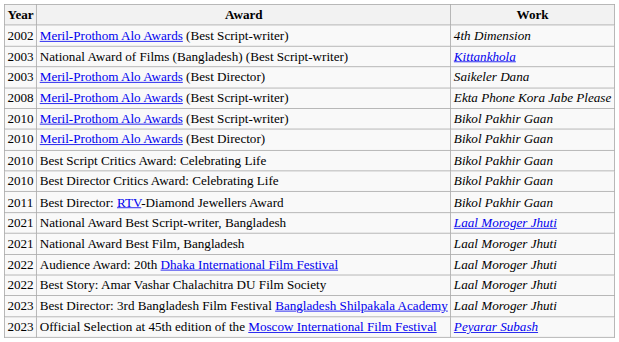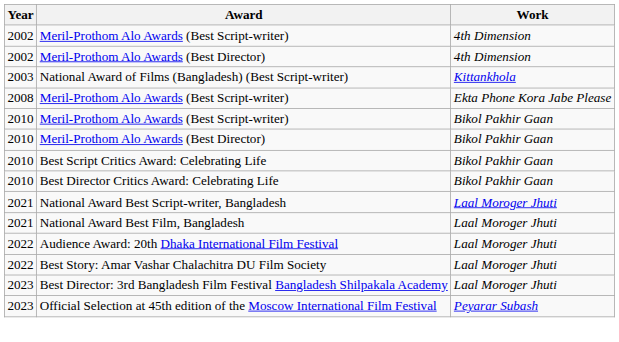+ row: (21, 56)
- row: (21, 77)
- row: (20, 202)
